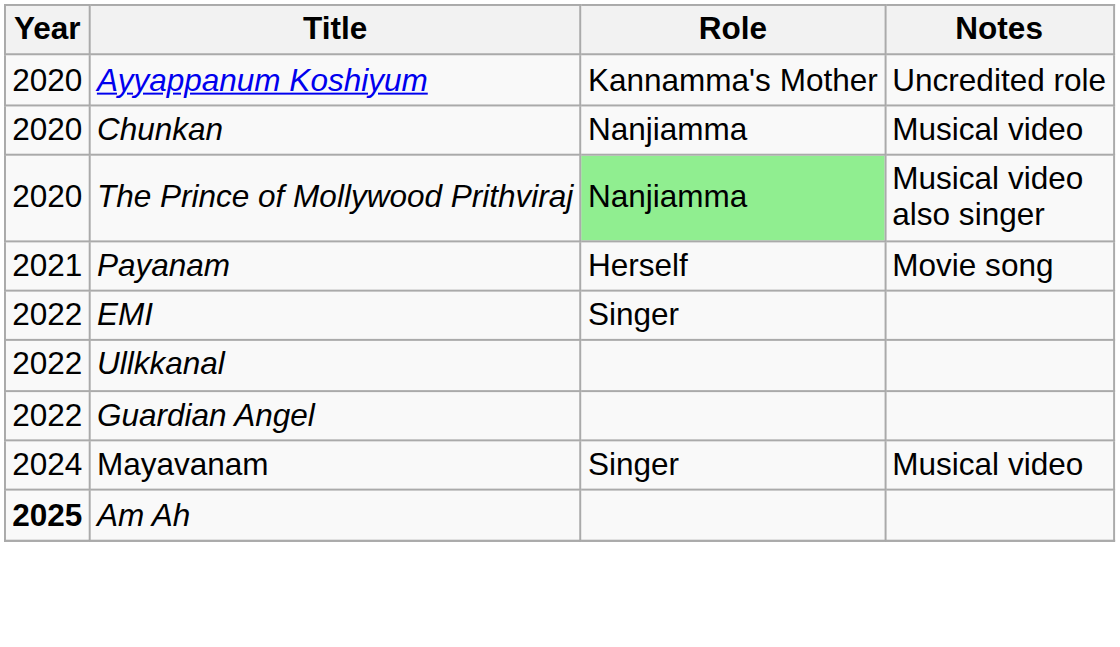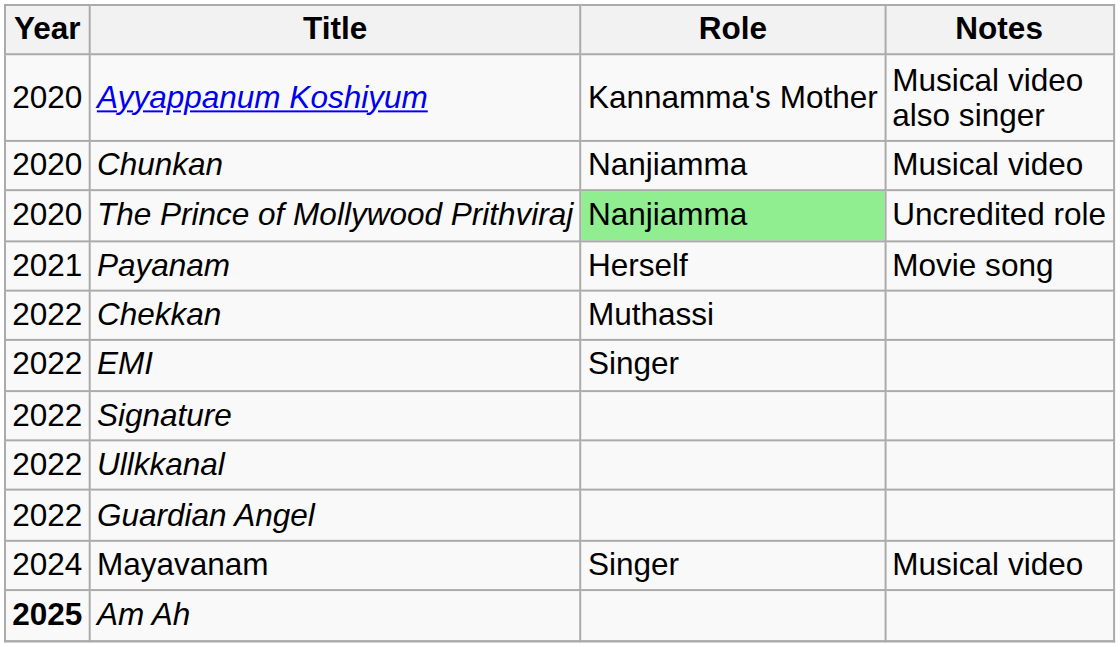(999, 79) Uncredited role -> (988, 97) Musical video also singer
(988, 197) Musical video also singer -> (999, 214) Uncredited role
+ row: (159, 314)
+ row: (164, 414)
